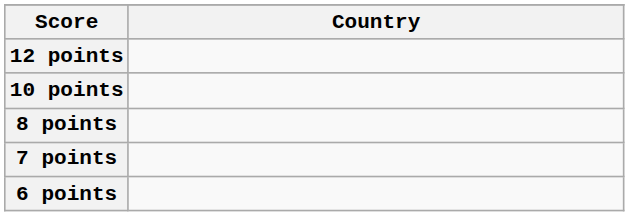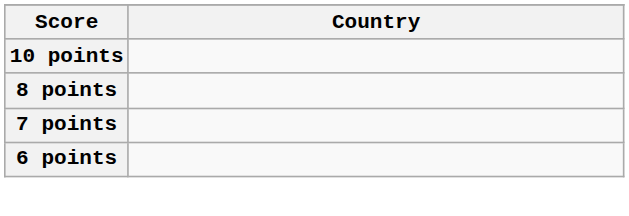- row: (67, 56)
